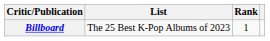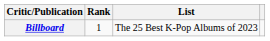columns swapped: (159, 12) <-> (246, 12)
